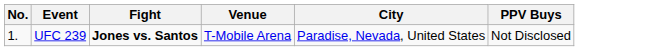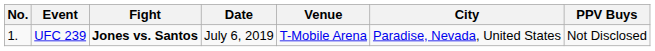+ column: (239, 14)
